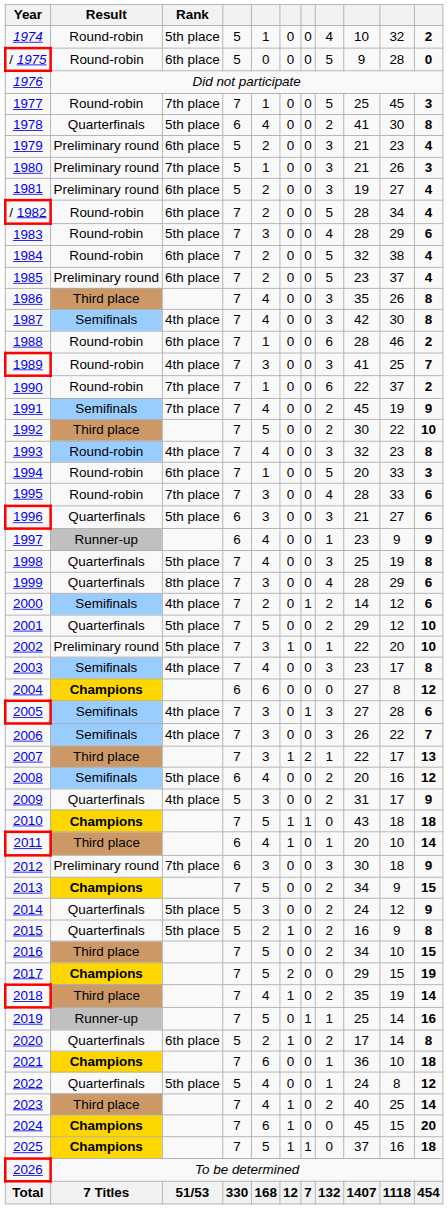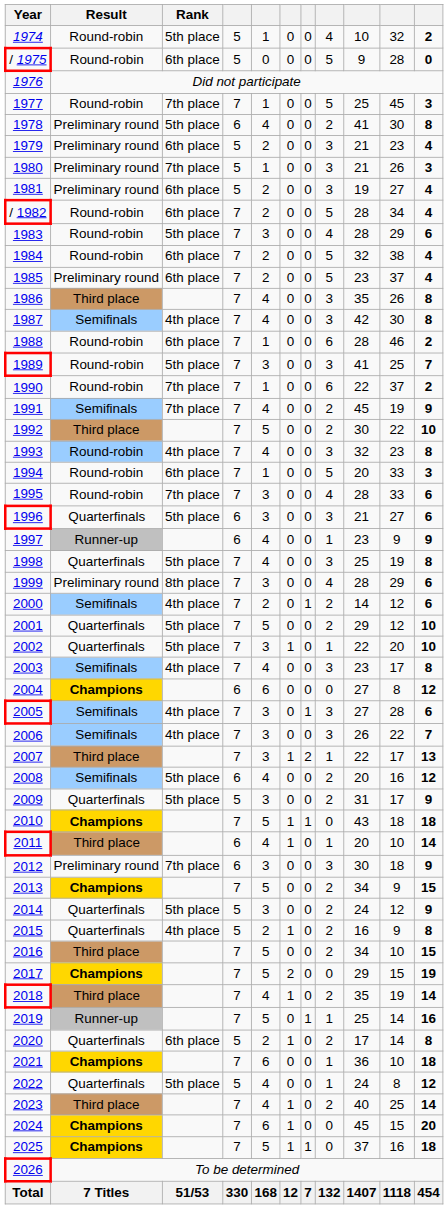(106, 125) Quarterfinals -> (106, 125) Preliminary round
(192, 364) 4th place -> (192, 364) 5th place
(106, 582) Quarterfinals -> (106, 582) Preliminary round
(106, 646) Preliminary round -> (106, 646) Quarterfinals
(192, 799) 4th place -> (192, 799) 5th place
(192, 930) 5th place -> (192, 930) 4th place
